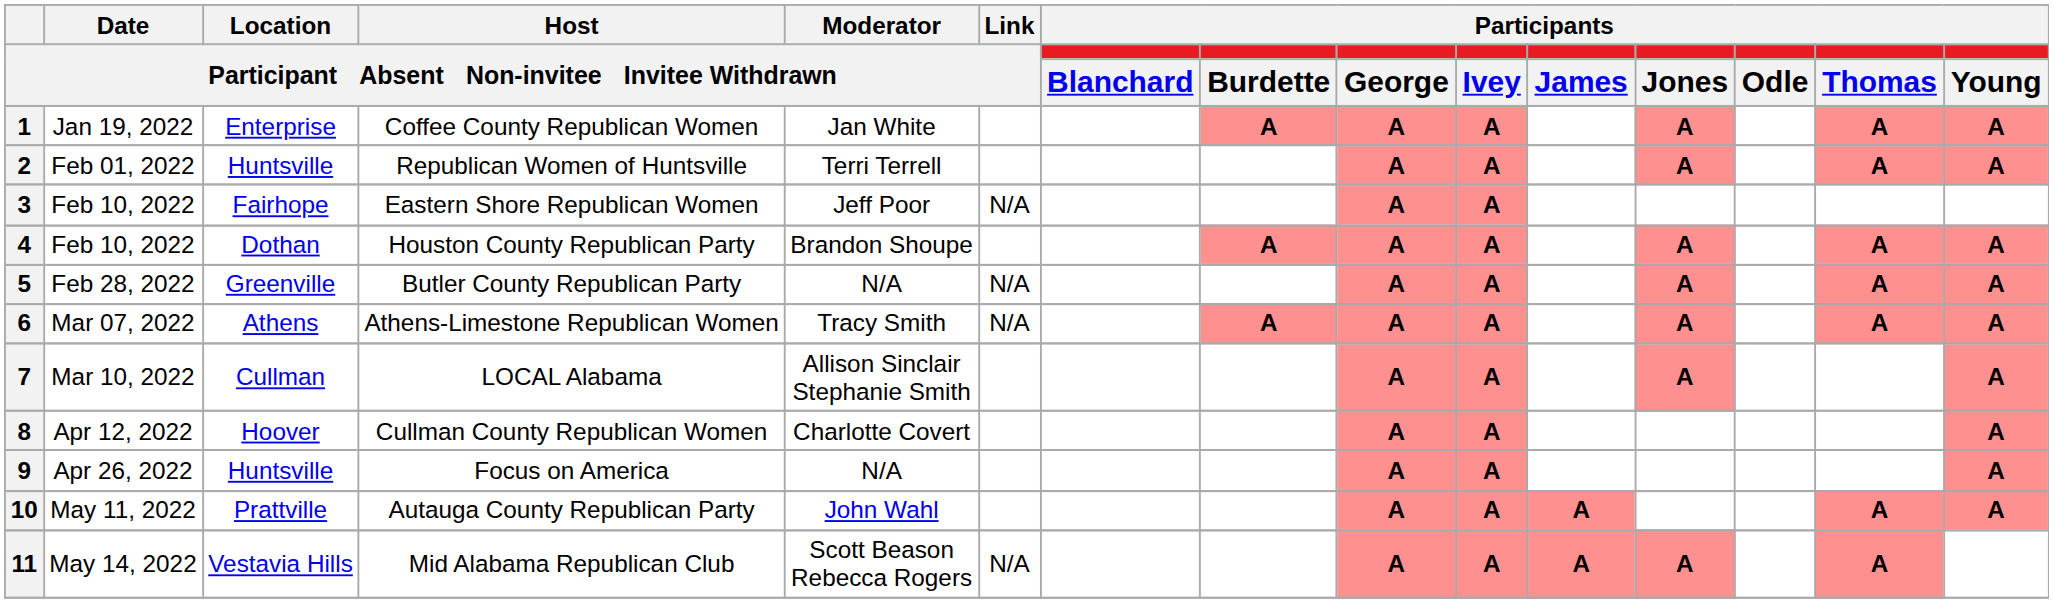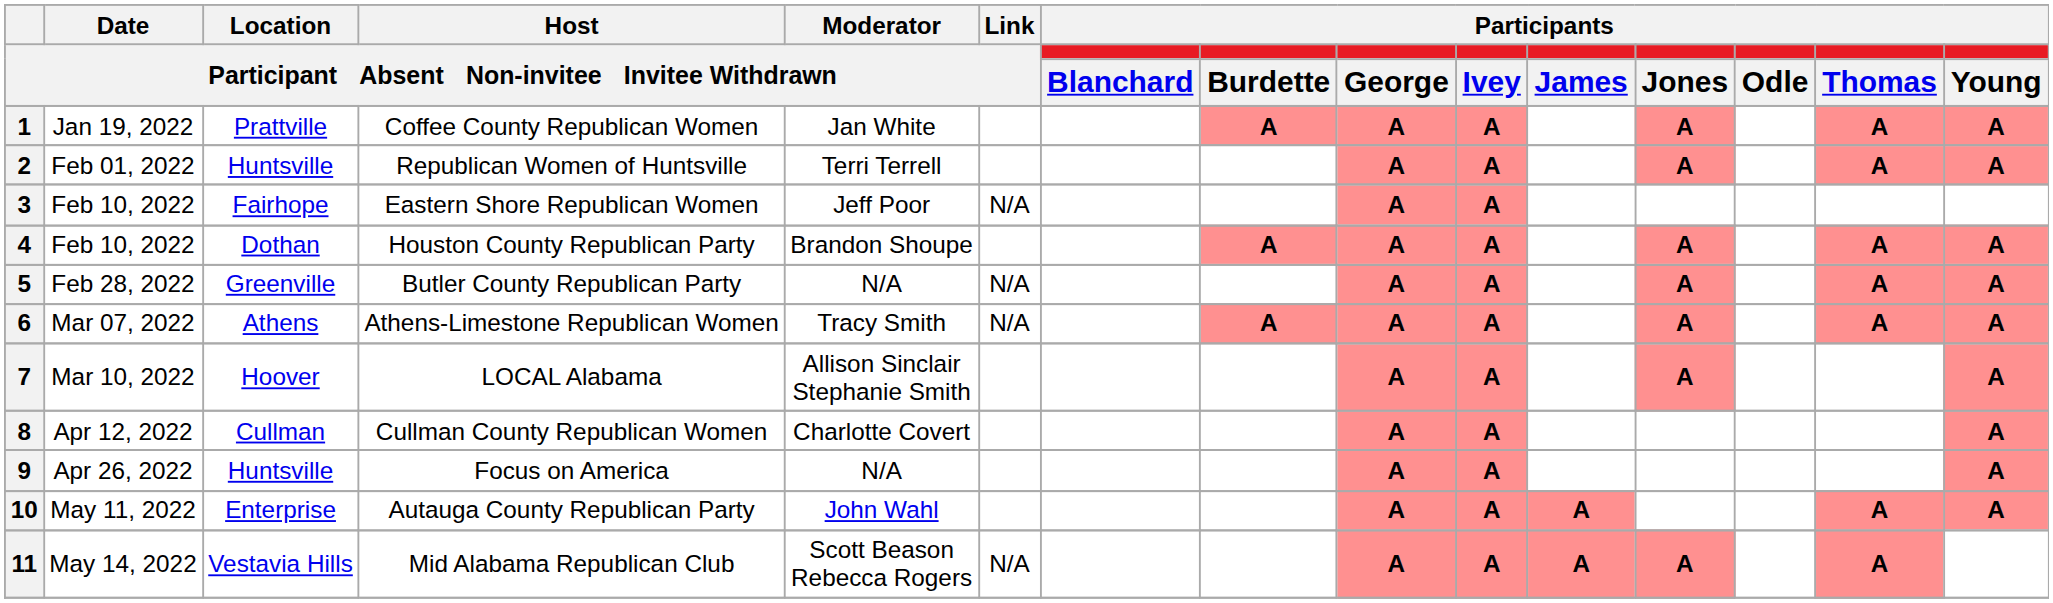(281, 126) Enterprise -> (281, 126) Prattville
(281, 377) Cullman -> (281, 377) Hoover
(281, 431) Hoover -> (281, 431) Cullman
(281, 510) Prattville -> (281, 510) Enterprise
